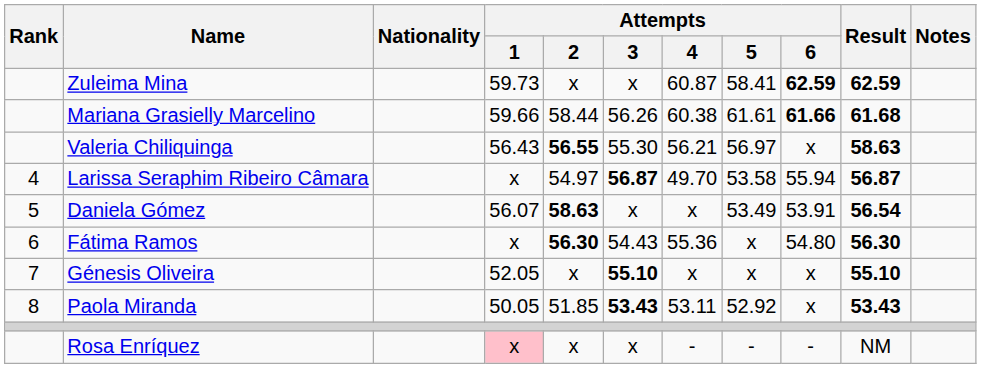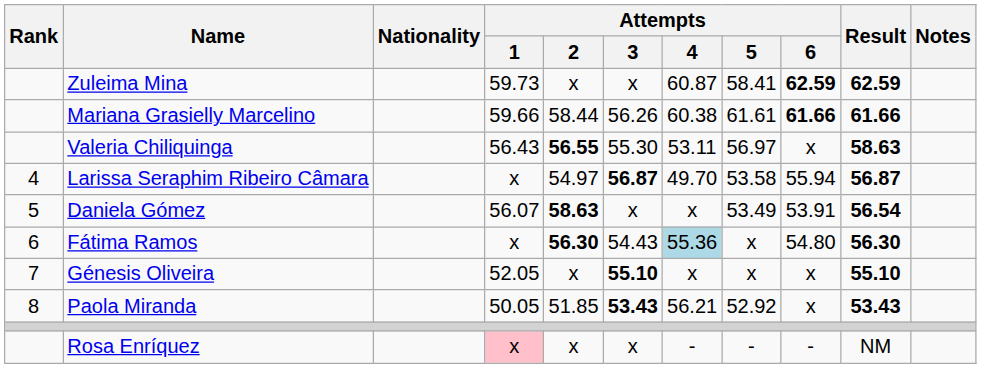(875, 115) 61.68 -> (875, 115) 61.66
(692, 147) 56.21 -> (692, 147) 53.11
(692, 242) no background -> (692, 242) lightblue background
(692, 305) 53.11 -> (692, 305) 56.21
